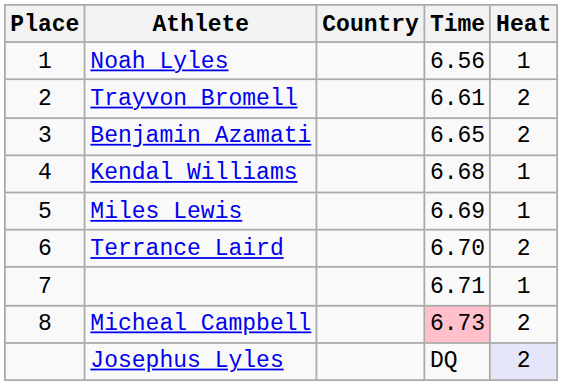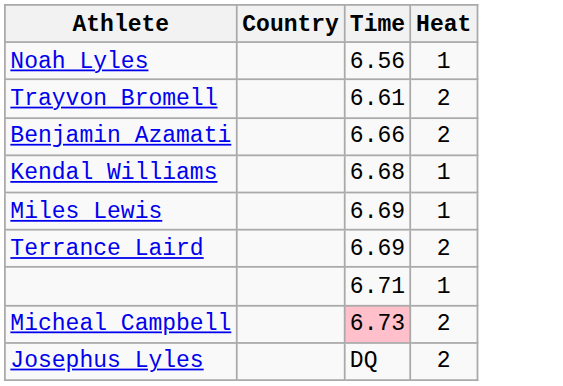- column: (45, 24)
(458, 136) 6.65 -> (377, 136) 6.66
(458, 249) 6.70 -> (377, 249) 6.69
(524, 361) lavender background -> (444, 361) no background
